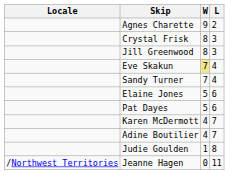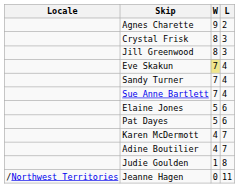+ row: (166, 94)
